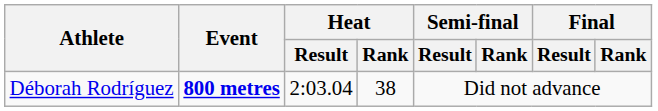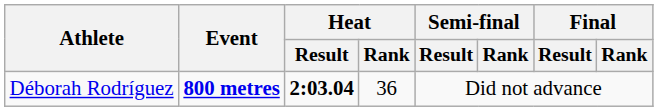(321, 89) normal -> (322, 89) bold
(385, 89) 38 -> (387, 89) 36
